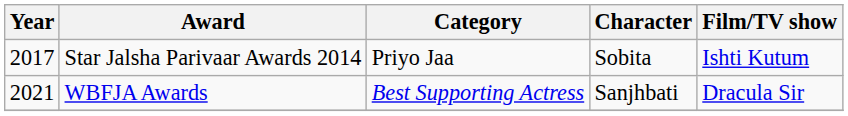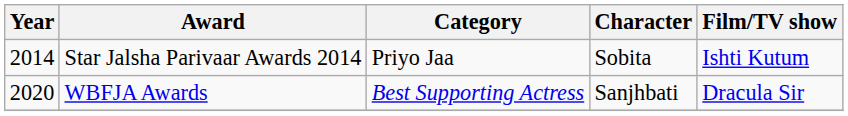(32, 57) 2017 -> (32, 57) 2014
(32, 92) 2021 -> (32, 92) 2020
